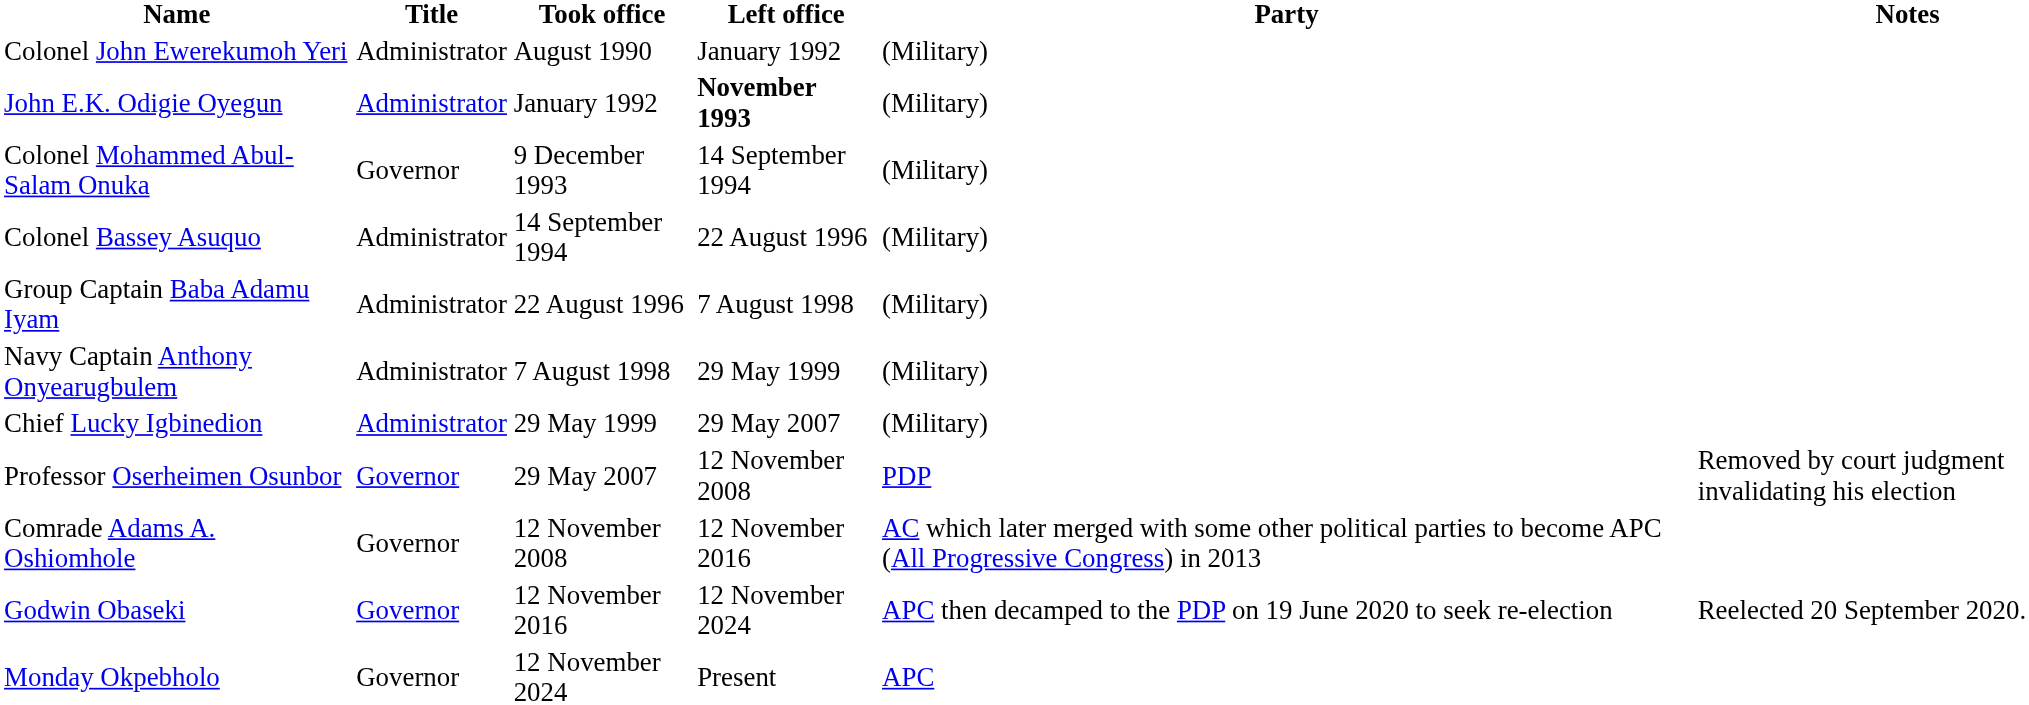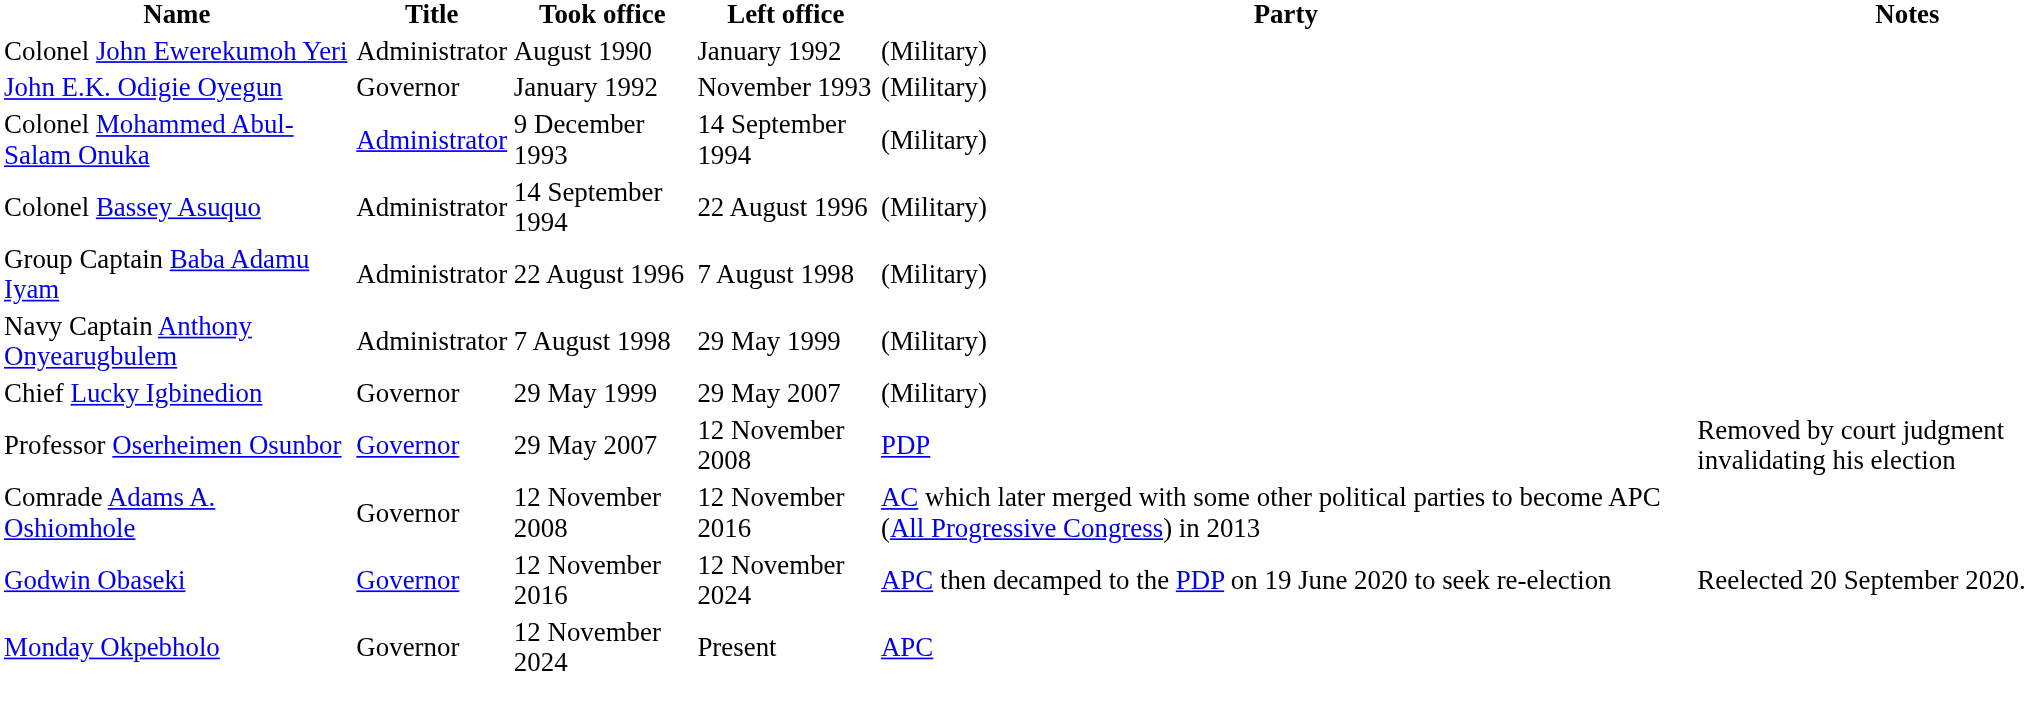(432, 102) Administrator -> (408, 87) Governor
(757, 102) bold -> (784, 87) normal
(408, 170) Governor -> (432, 139) Administrator
(432, 423) Administrator -> (408, 393) Governor
